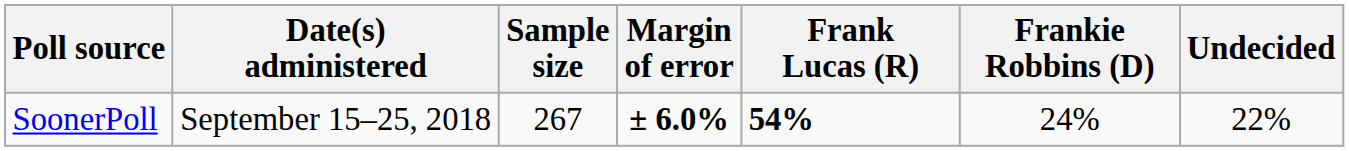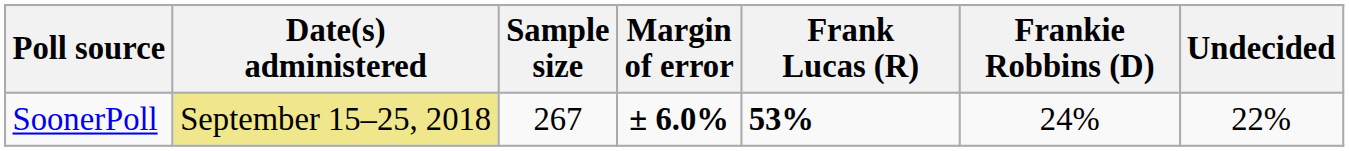(336, 118) no background -> (336, 118) khaki background
(781, 118) 54% -> (781, 118) 53%
